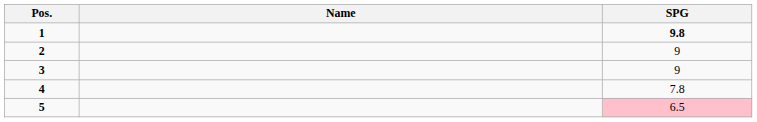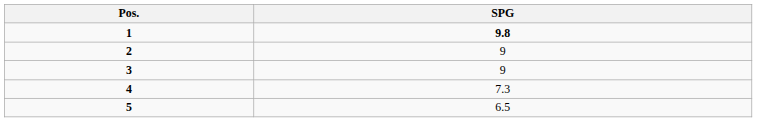- column: (341, 13)
(677, 88) 7.8 -> (503, 88) 7.3
(677, 107) pink background -> (503, 107) no background
